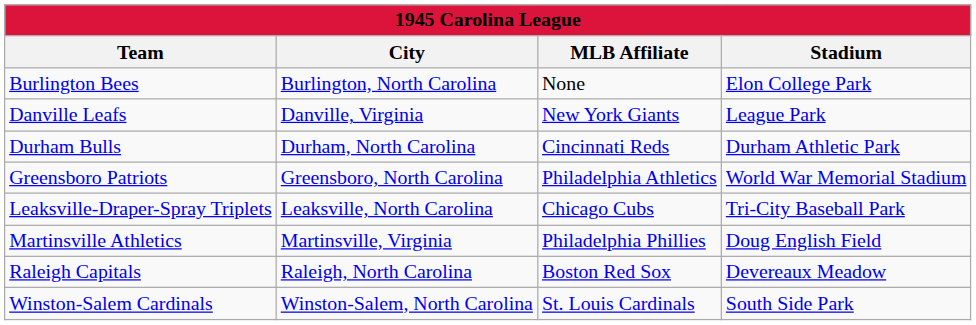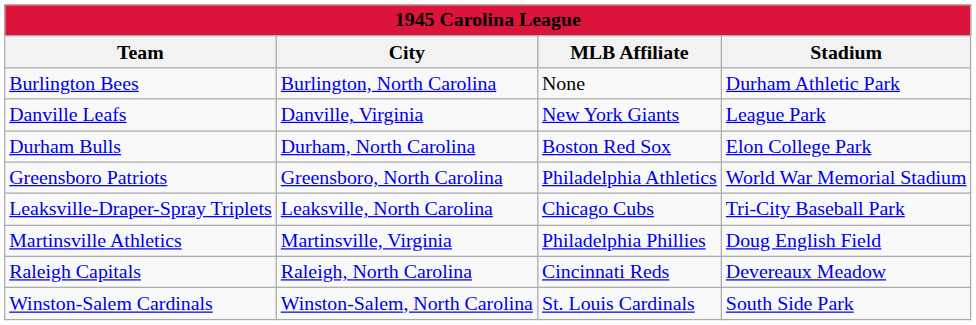(799, 83) Elon College Park -> (813, 83) Durham Athletic Park
(606, 146) Cincinnati Reds -> (607, 146) Boston Red Sox
(813, 146) Durham Athletic Park -> (799, 146) Elon College Park
(607, 271) Boston Red Sox -> (606, 271) Cincinnati Reds
